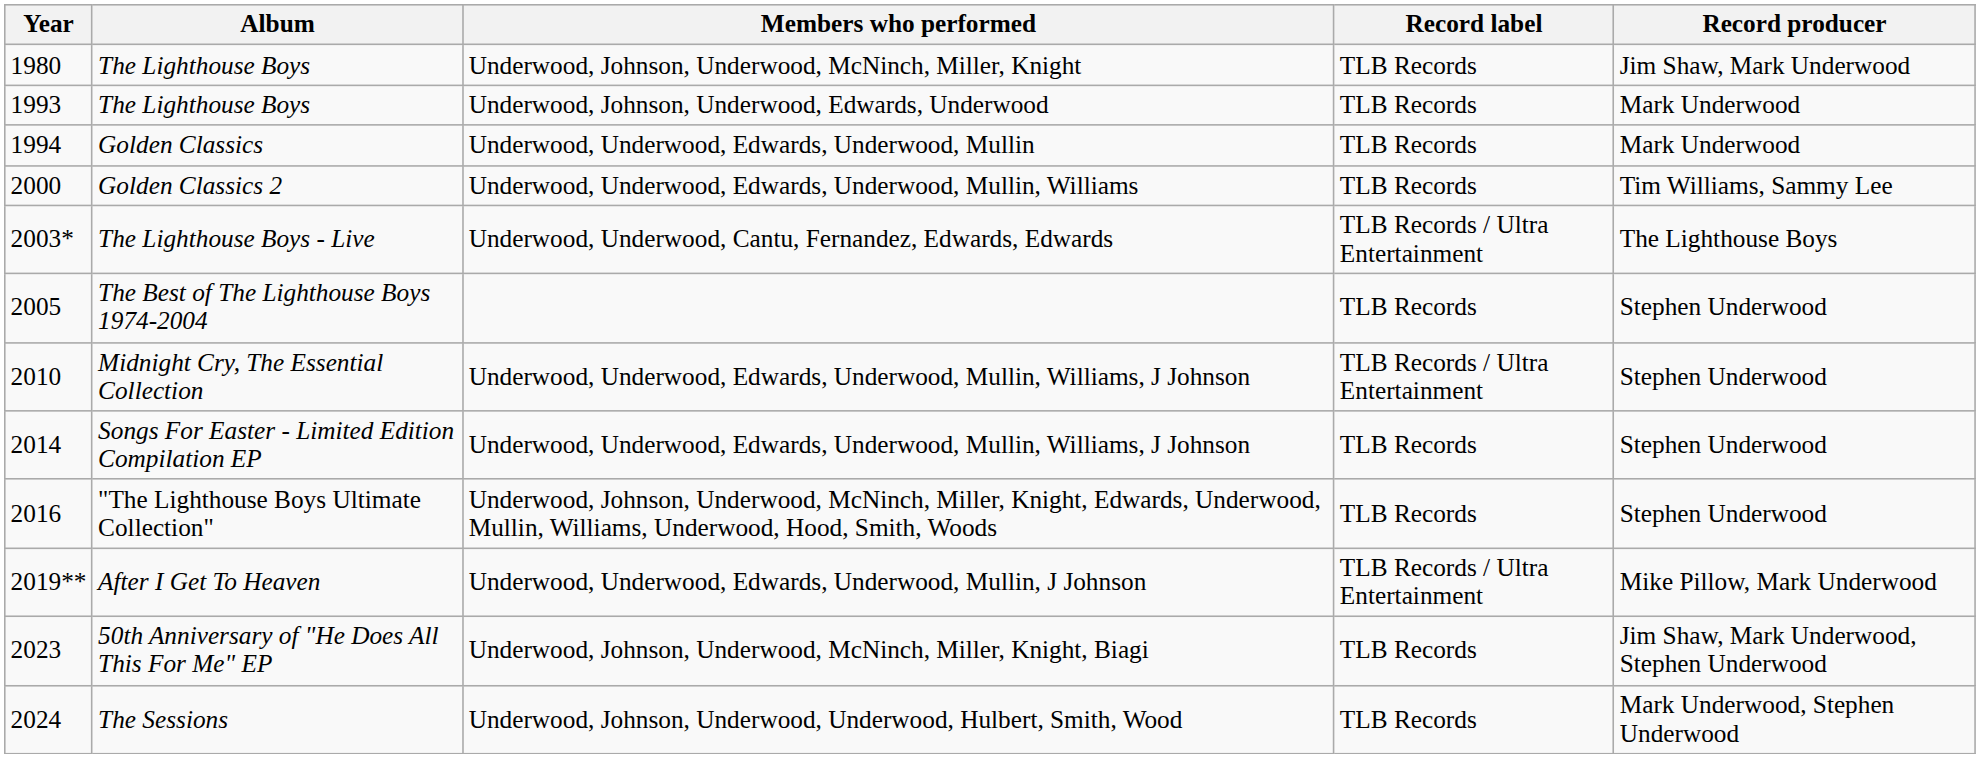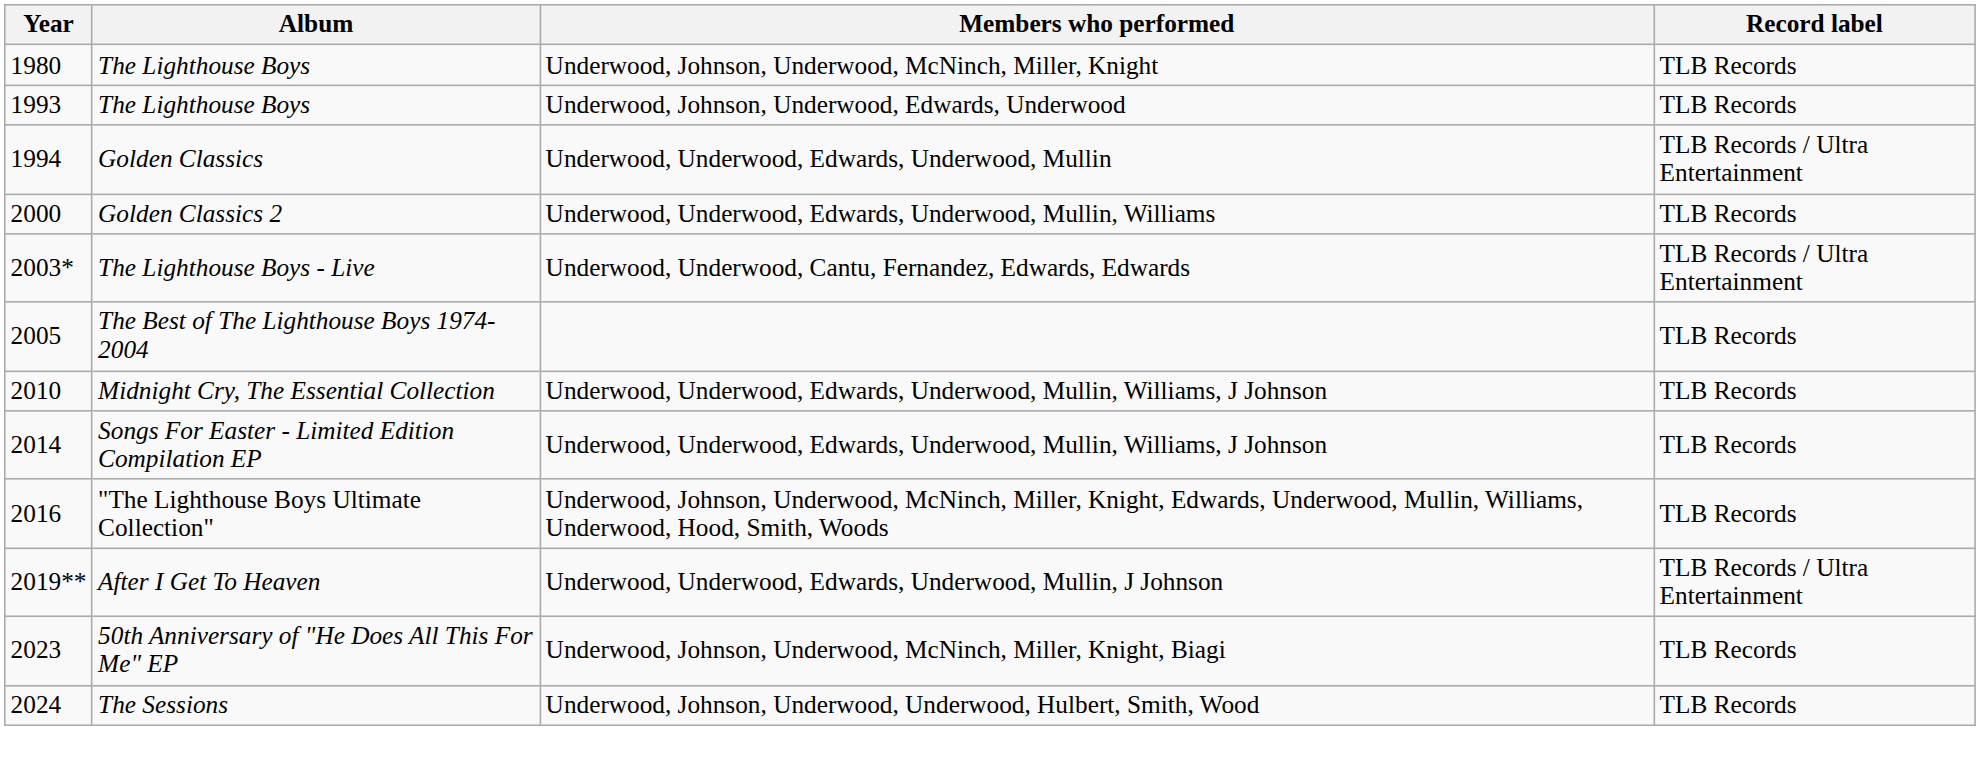- column: (1794, 24)
(1408, 144) TLB Records -> (1764, 159) TLB Records / Ultra Entertainment
(1444, 376) TLB Records / Ultra Entertainment -> (1728, 390) TLB Records
